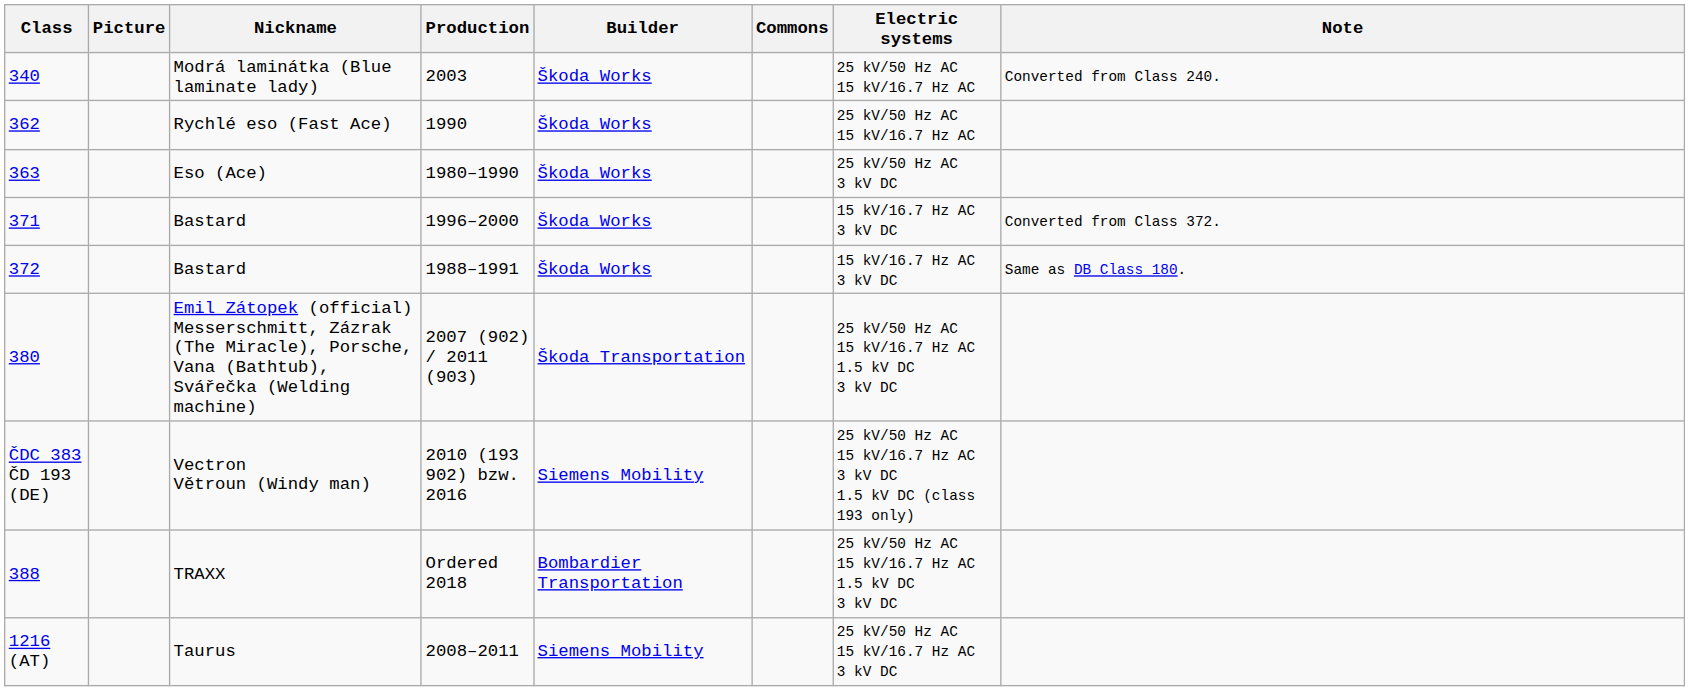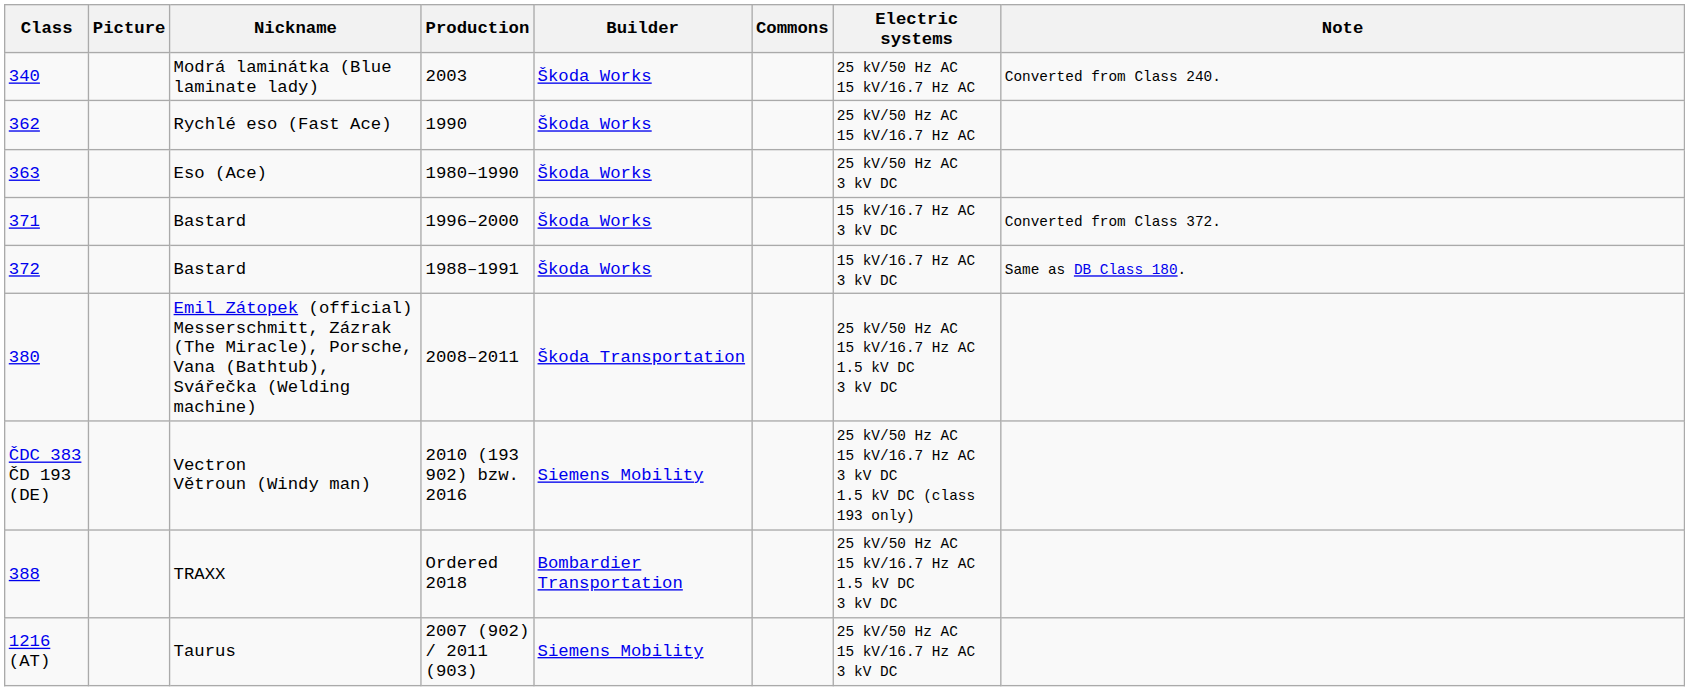(477, 357) 2007 (902) / 2011 (903) -> (472, 357) 2008–2011
(472, 651) 2008–2011 -> (477, 651) 2007 (902) / 2011 (903)
